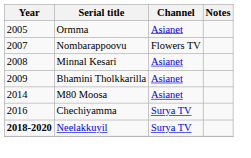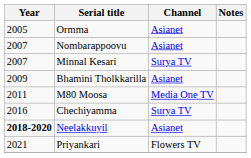(176, 45) Flowers TV -> (167, 45) Asianet
(17, 62) 2008 -> (17, 62) 2007
(167, 62) Asianet -> (171, 62) Surya TV
(17, 95) 2014 -> (17, 95) 2011
(167, 95) Asianet -> (182, 95) Media One TV
(171, 128) Surya TV -> (167, 128) Asianet
+ row: (78, 144)
